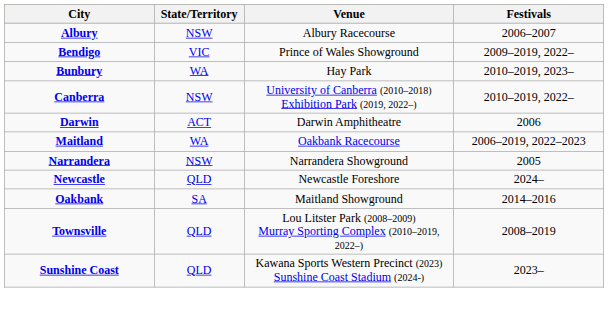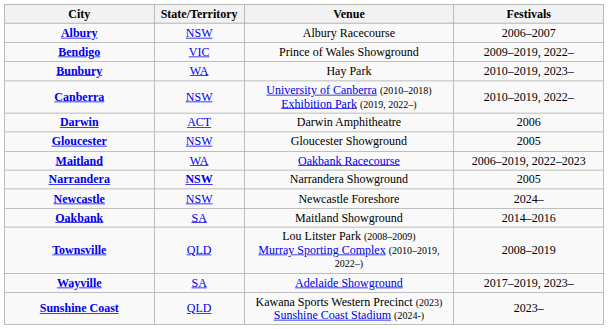+ row: (79, 141)
(199, 160) normal -> (199, 179) bold
(199, 179) QLD -> (199, 198) NSW
+ row: (79, 282)
